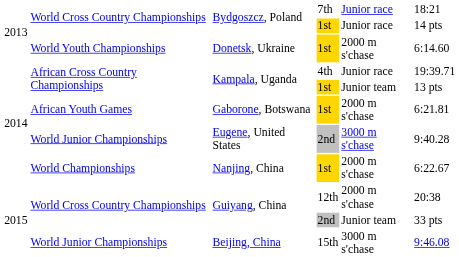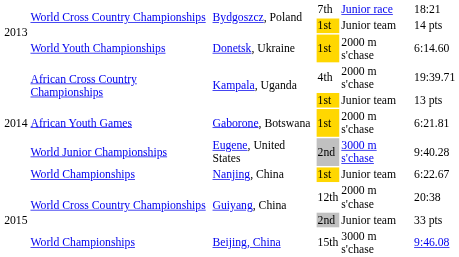(367, 25) Junior race -> (369, 25) Junior team
(367, 71) Junior race -> (359, 77) 2000 m s'chase
(359, 168) 2000 m s'chase -> (369, 174) Junior team
(99, 242) World Junior Championships -> (83, 242) World Championships
